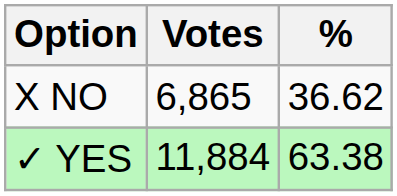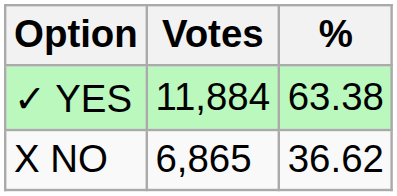rows swapped: (73, 159) <-> (61, 95)
